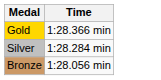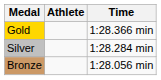+ column: (66, 13)
